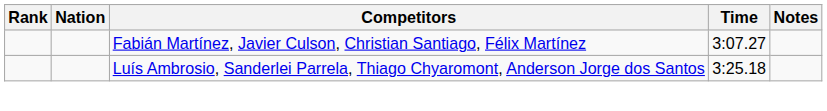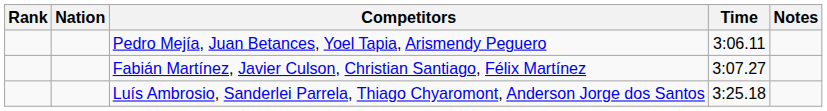+ row: (330, 43)
